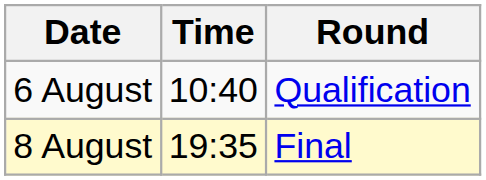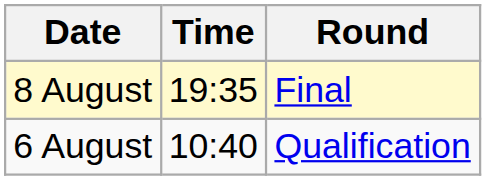rows swapped: (83, 89) <-> (83, 145)
